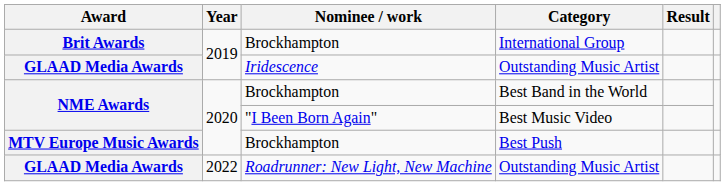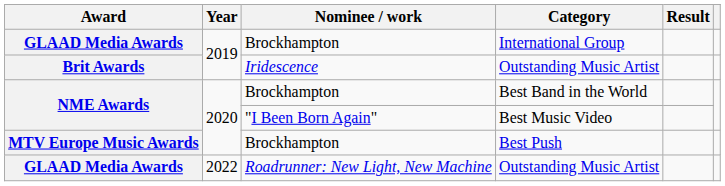(103, 42) Brit Awards -> (103, 42) GLAAD Media Awards
(103, 67) GLAAD Media Awards -> (103, 67) Brit Awards
